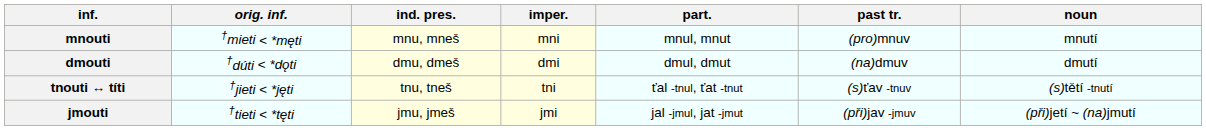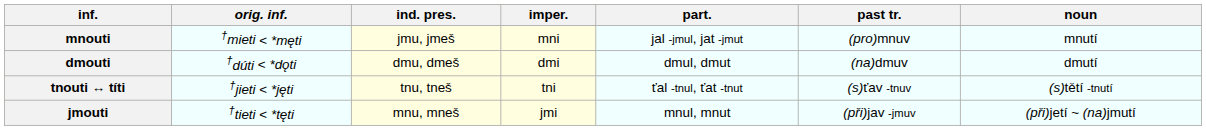(426, 38) mnu, mneš -> (426, 38) jmu, jmeš
(697, 38) mnul, mnut -> (697, 38) jal -jmul, jat -jmut
(426, 113) jmu, jmeš -> (426, 113) mnu, mneš
(697, 113) jal -jmul, jat -jmut -> (697, 113) mnul, mnut
